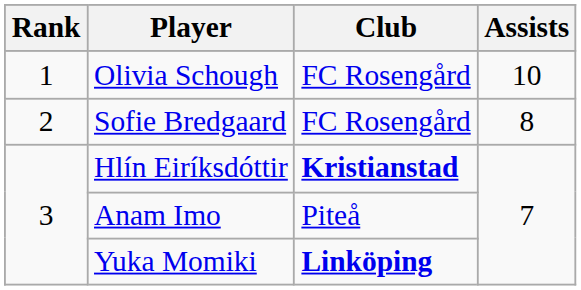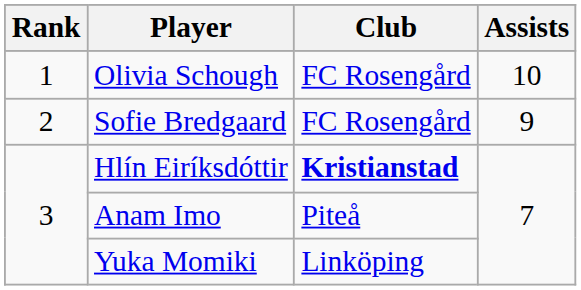(527, 121) 8 -> (527, 121) 9
(367, 261) bold -> (363, 261) normal
